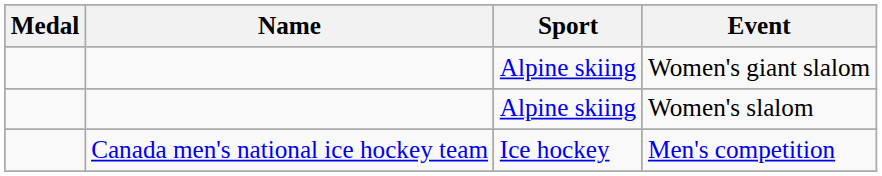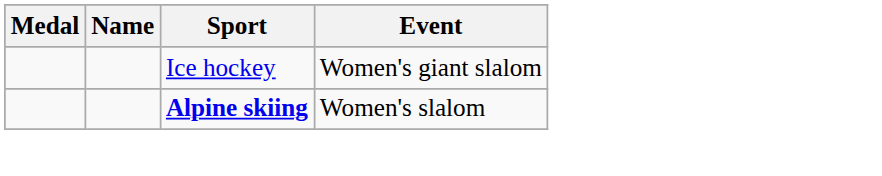(568, 67) Alpine skiing -> (221, 67) Ice hockey
(568, 108) normal -> (237, 108) bold
- row: (742, 150)
